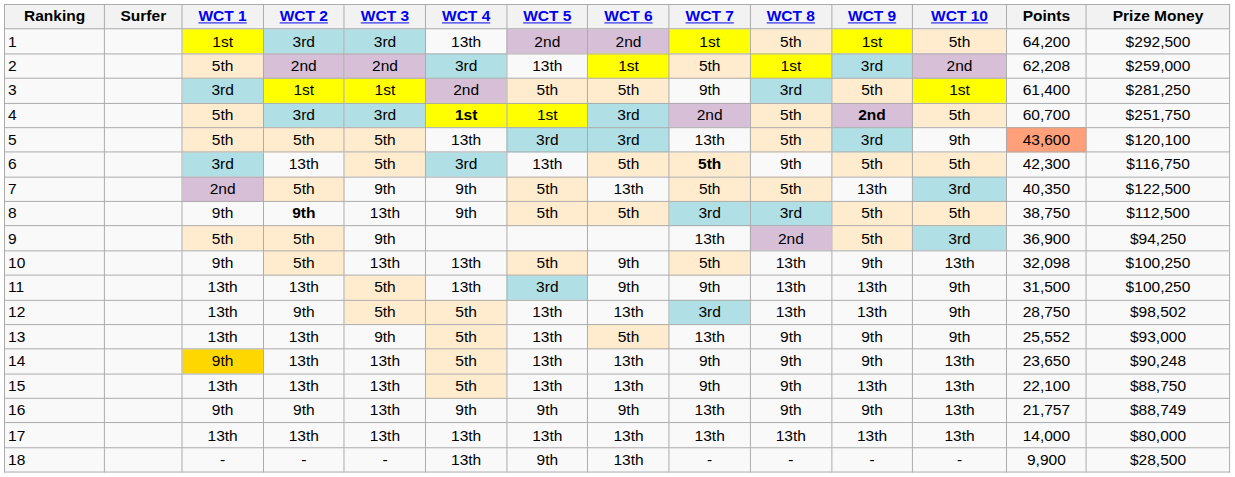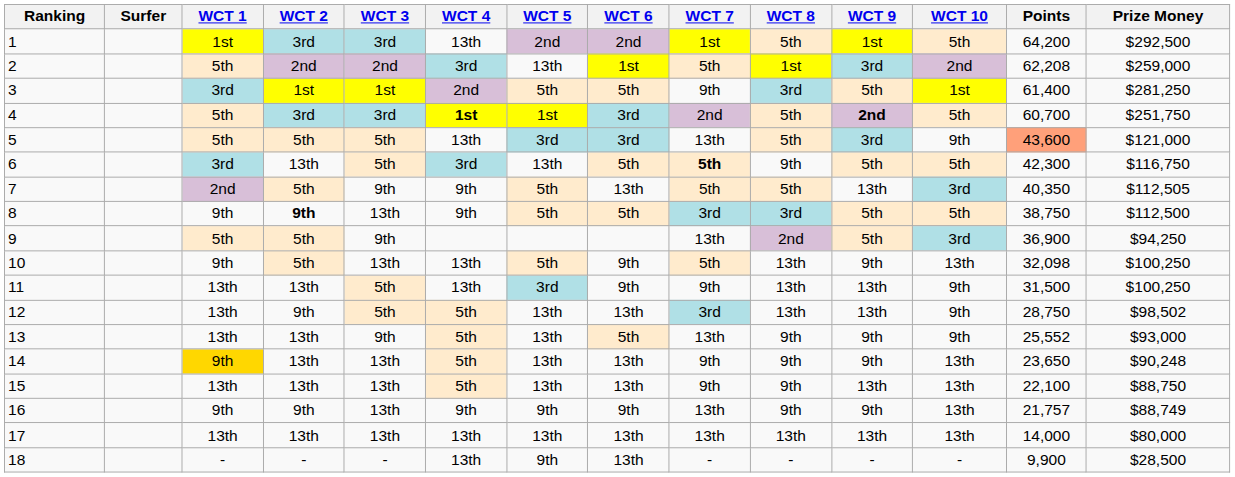(1158, 139) $120,100 -> (1158, 139) $121,000
(1158, 189) $122,500 -> (1158, 189) $112,505
